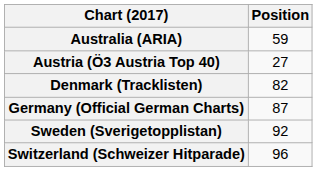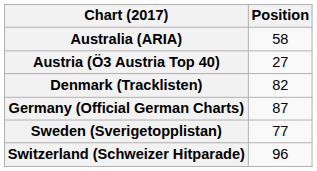(280, 39) 59 -> (280, 39) 58
(280, 131) 92 -> (280, 131) 77
